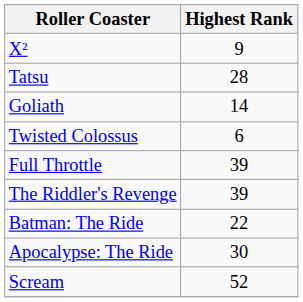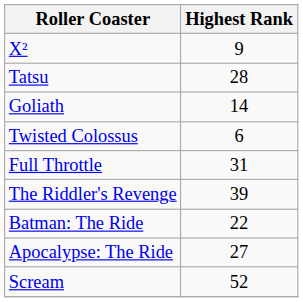(239, 164) 39 -> (239, 164) 31
(239, 252) 30 -> (239, 252) 27
